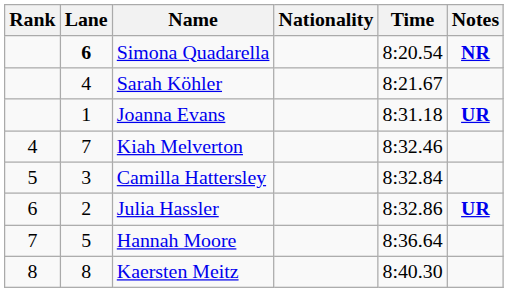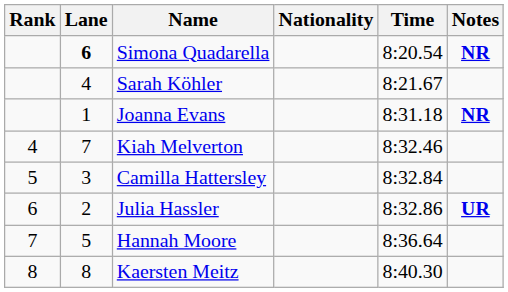(475, 114) UR -> (475, 114) NR
